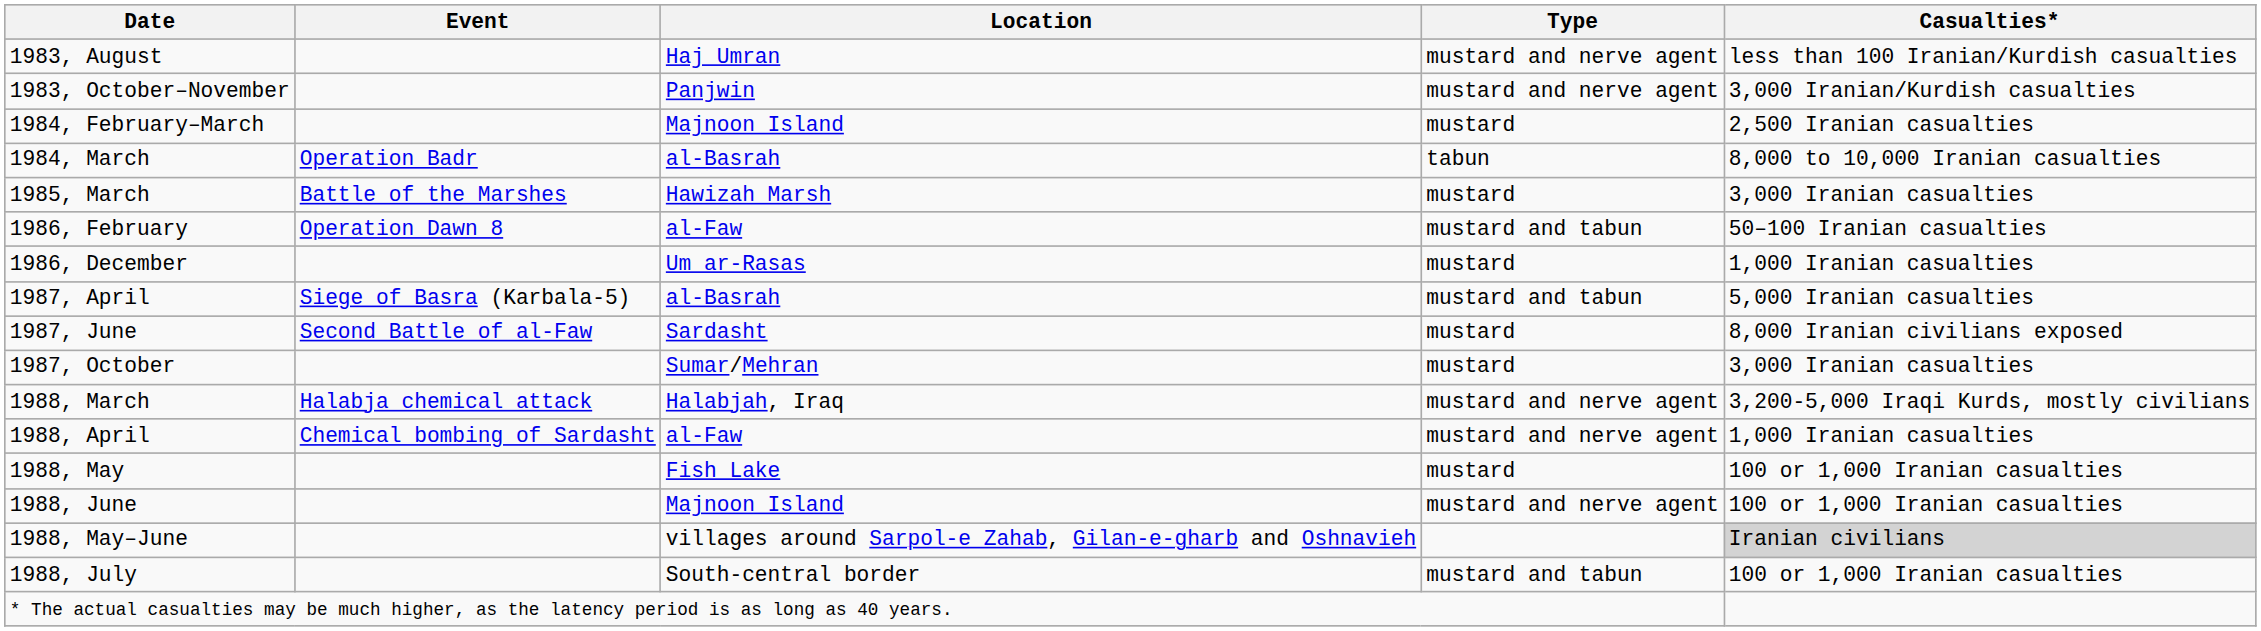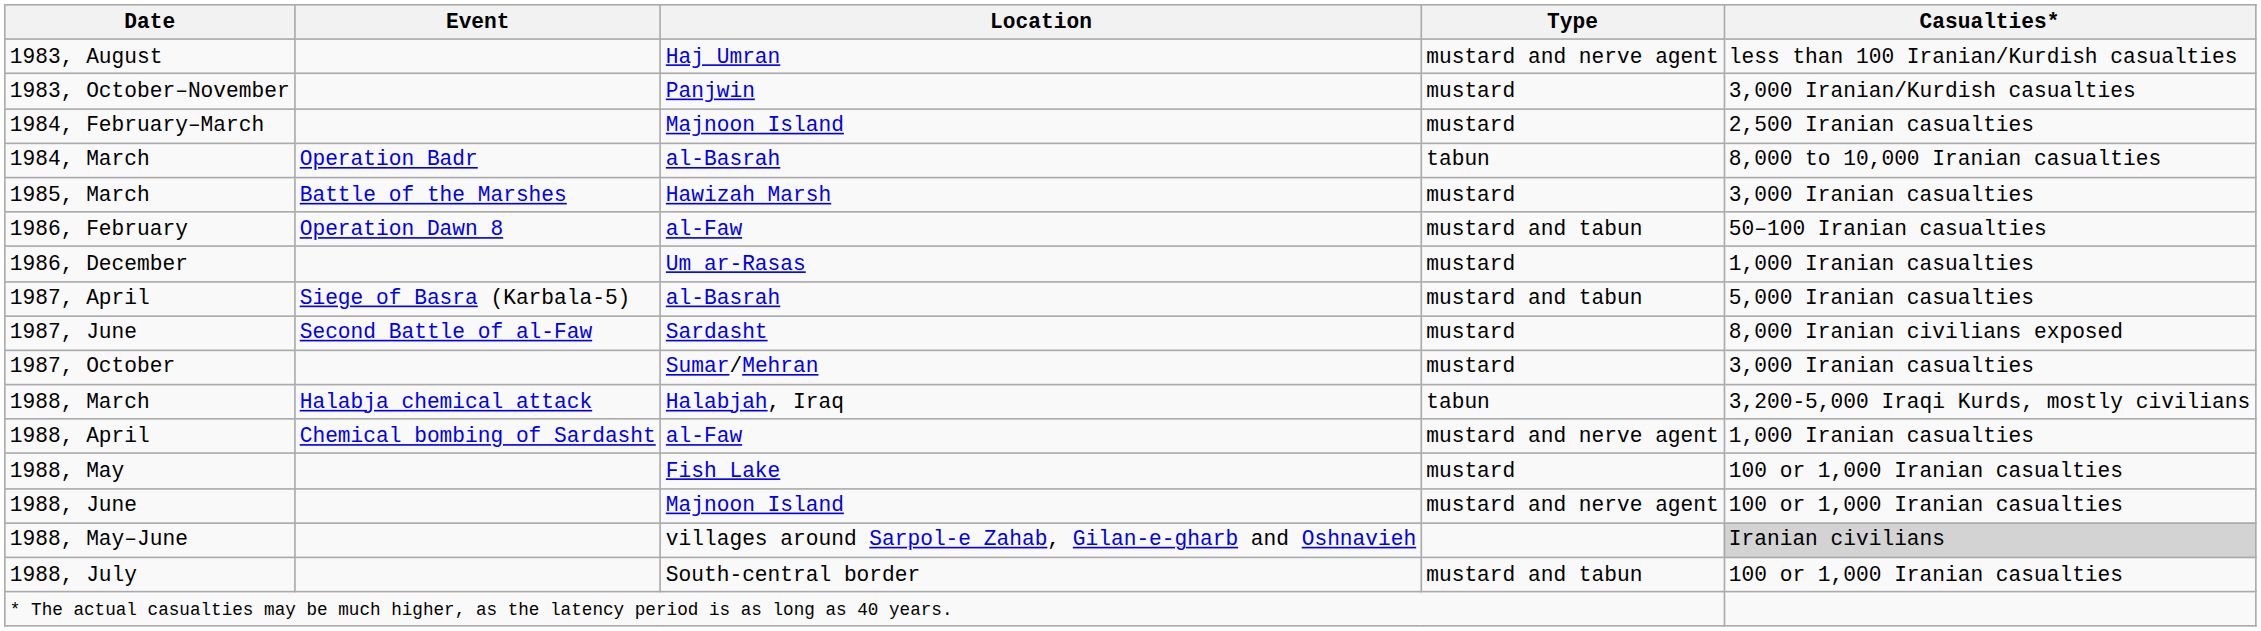(1572, 91) mustard and nerve agent -> (1471, 91) mustard
(1572, 402) mustard and nerve agent -> (1458, 402) tabun
